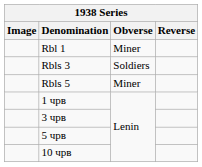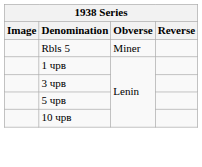- row: (54, 48)
- row: (56, 65)
